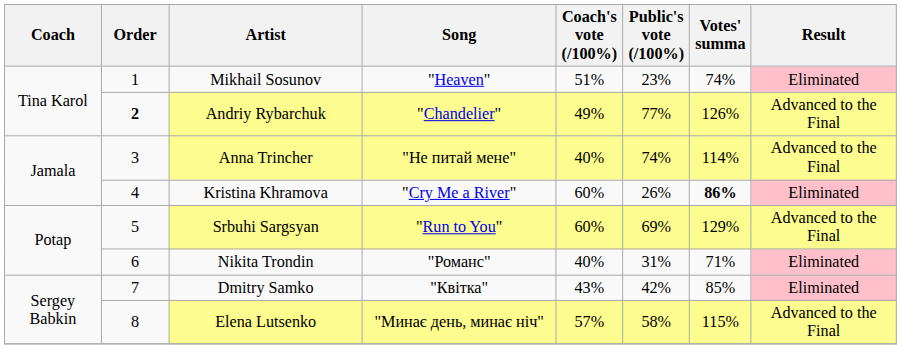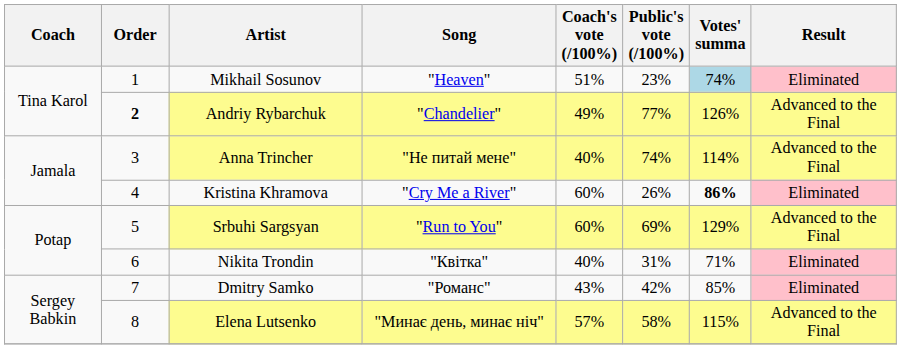(720, 79) no background -> (720, 79) lightblue background
(459, 261) "Романс" -> (459, 261) "Квiтка"
(459, 287) "Квiтка" -> (459, 287) "Романс"
